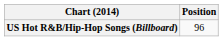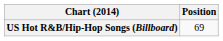(199, 28) 96 -> (199, 28) 69
